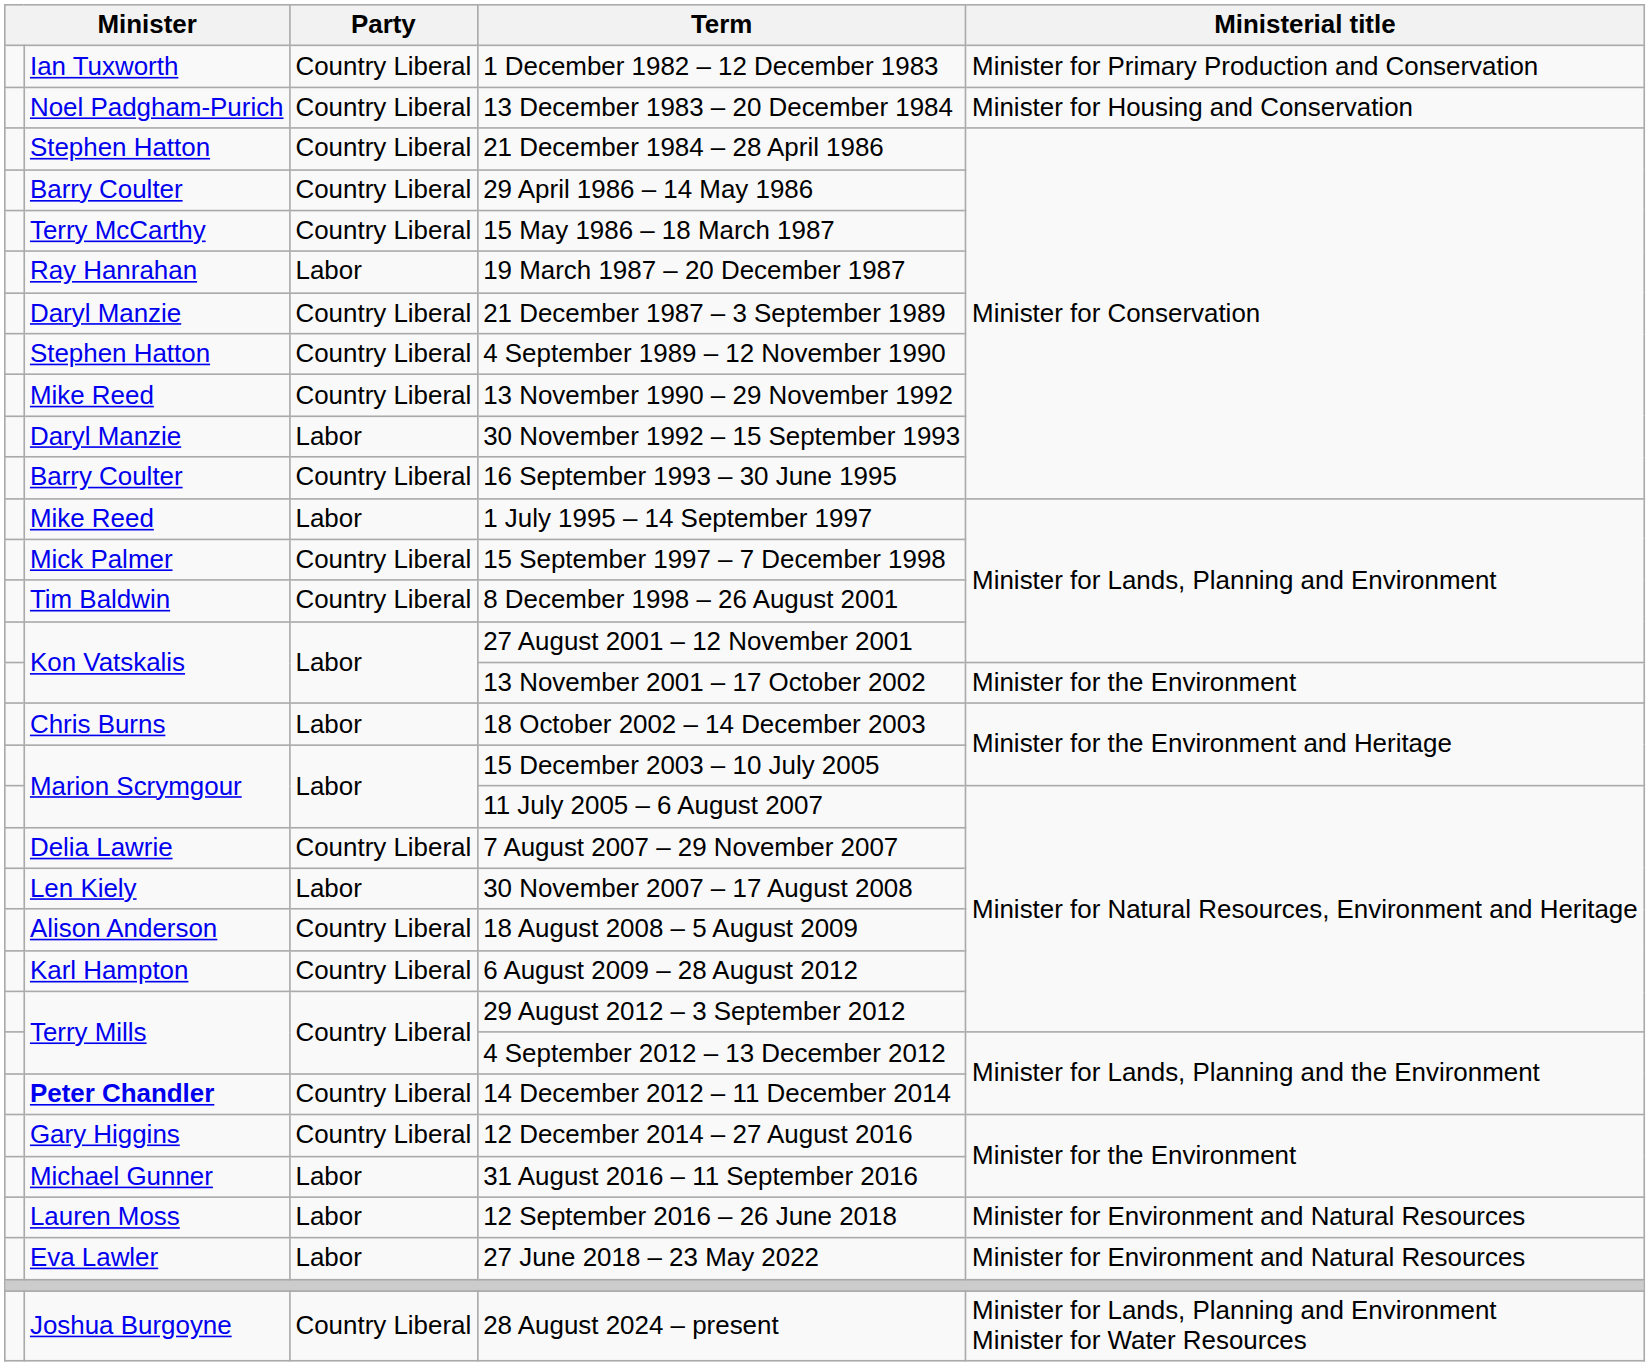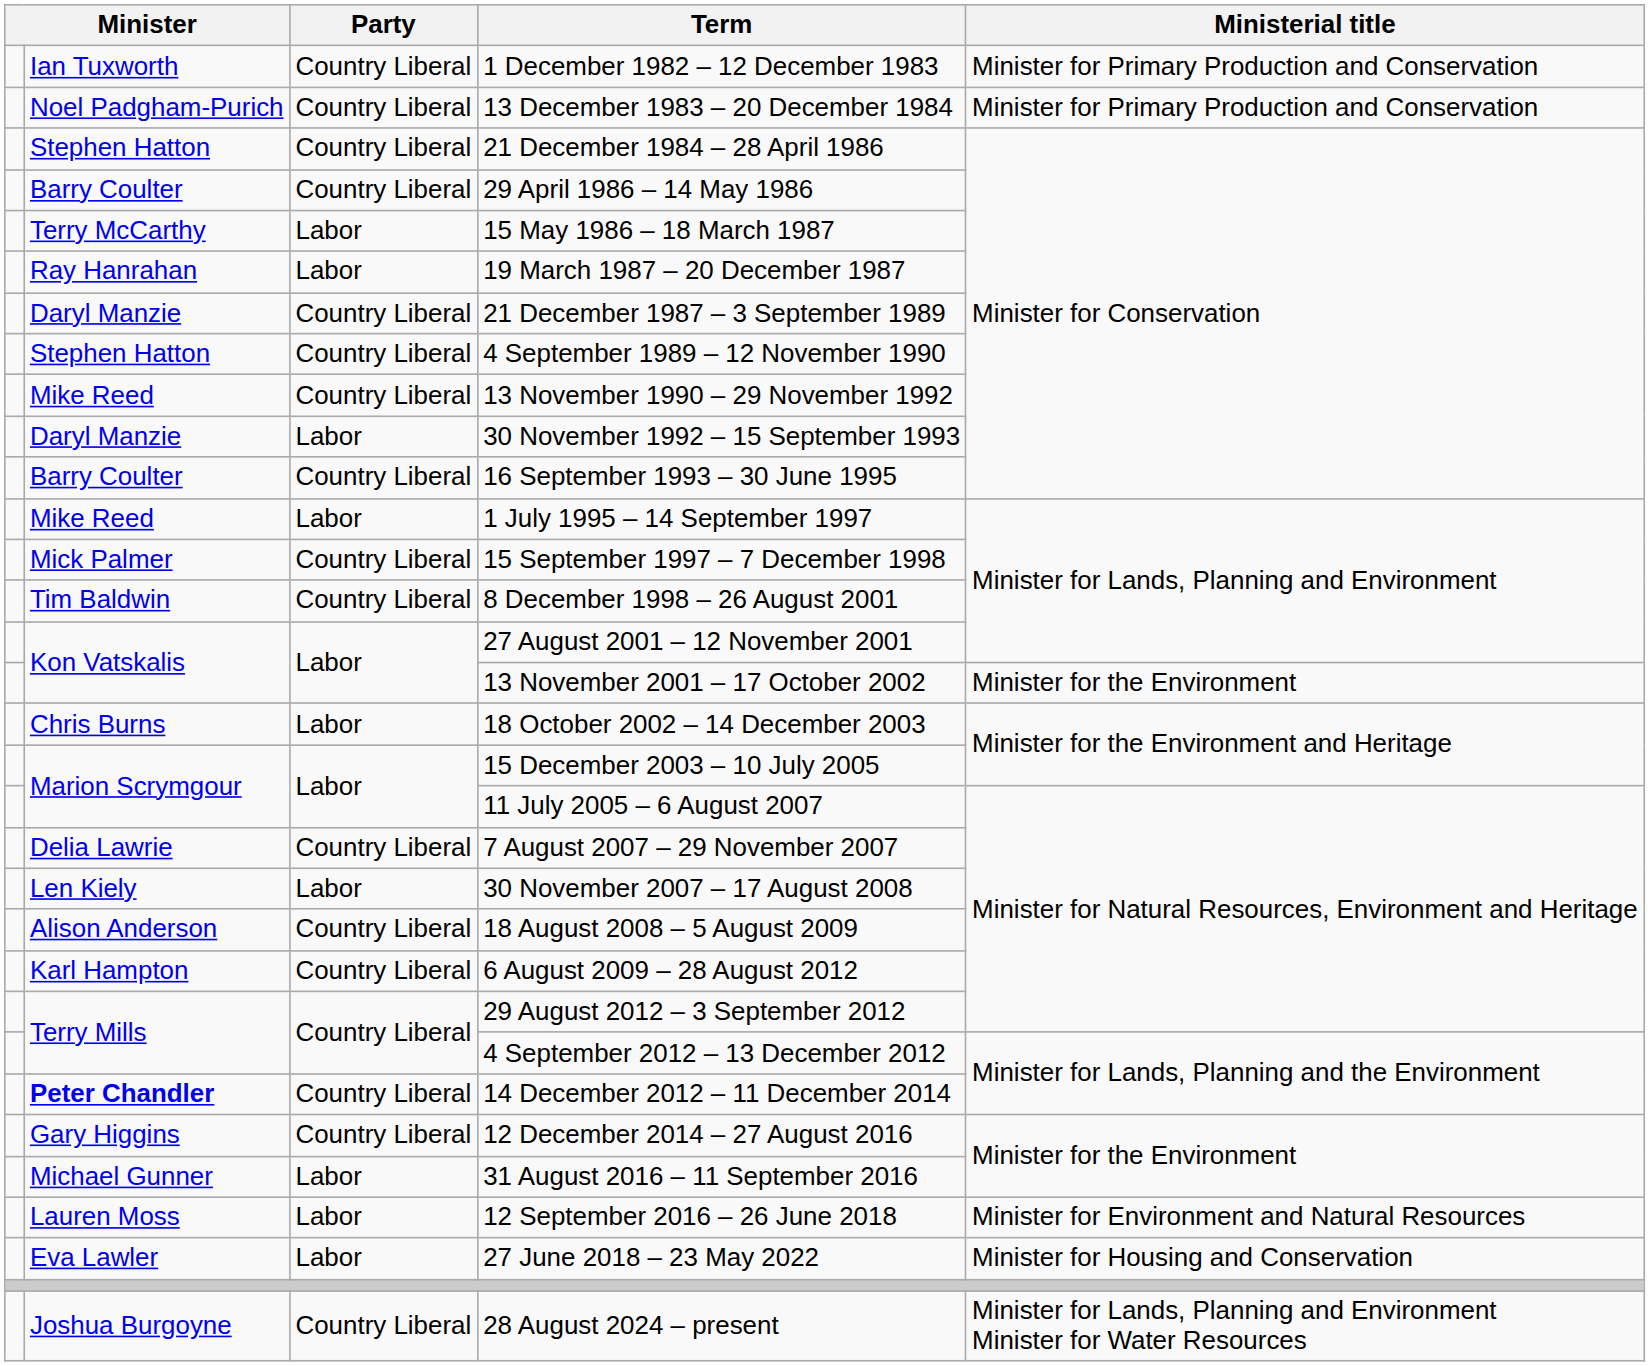(1193, 107) Minister for Housing and Conservation -> (1255, 107) Minister for Primary Production and Conservation
(383, 230) Country Liberal -> (329, 230) Labor
(1249, 1258) Minister for Environment and Natural Resources -> (1193, 1258) Minister for Housing and Conservation
